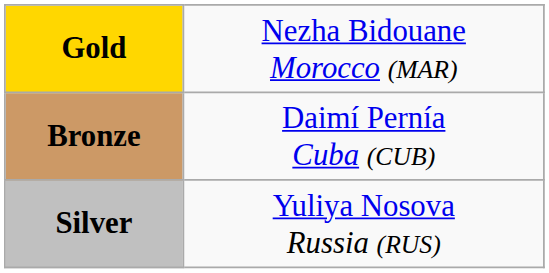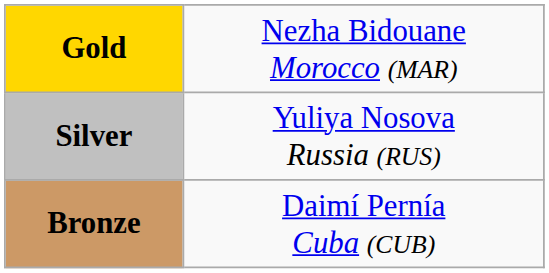rows swapped: (94, 222) <-> (94, 135)
